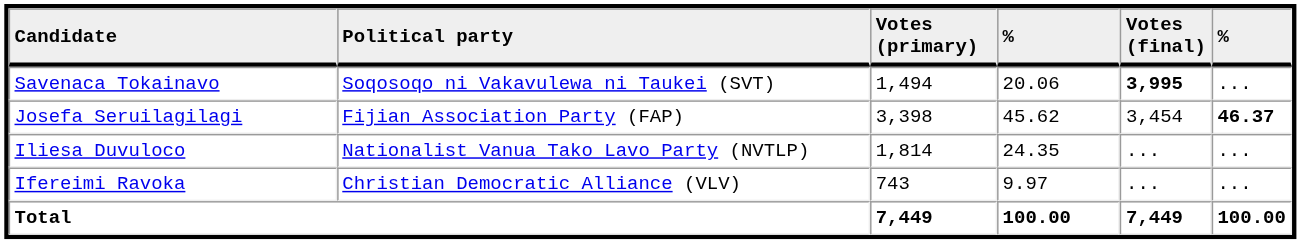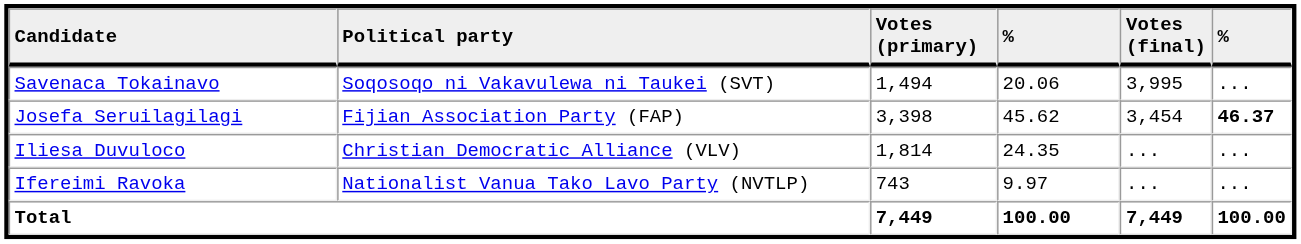(1155, 84) bold -> (1155, 84) normal
(576, 151) Nationalist Vanua Tako Lavo Party (NVTLP) -> (542, 151) Christian Democratic Alliance (VLV)
(542, 184) Christian Democratic Alliance (VLV) -> (576, 184) Nationalist Vanua Tako Lavo Party (NVTLP)
